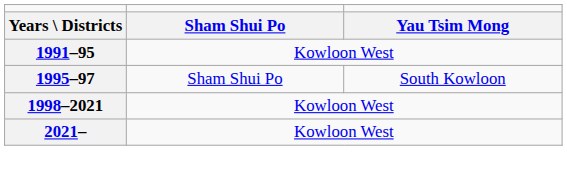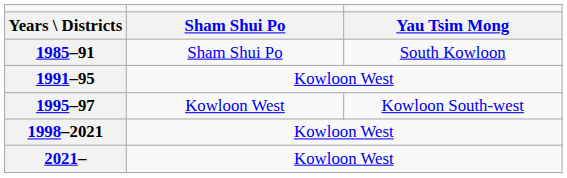+ row: (65, 52)
(235, 78) Sham Shui Po -> (235, 105) Kowloon West
(453, 78) South Kowloon -> (453, 105) Kowloon South-west
